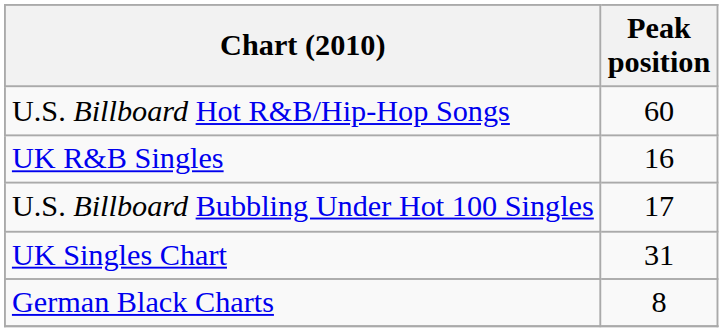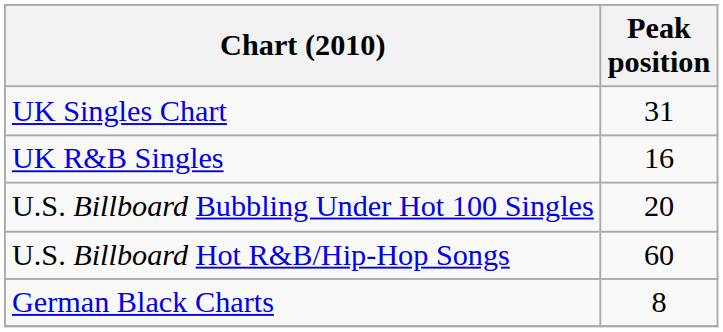rows swapped: (119, 254) <-> (261, 110)
(659, 206) 17 -> (659, 206) 20
